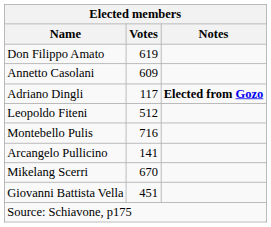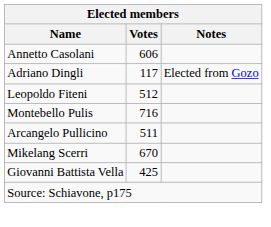- row: (56, 53)
(149, 73) 609 -> (149, 53) 606
(213, 93) bold -> (211, 73) normal
(149, 152) 141 -> (149, 133) 511
(149, 192) 451 -> (149, 172) 425
